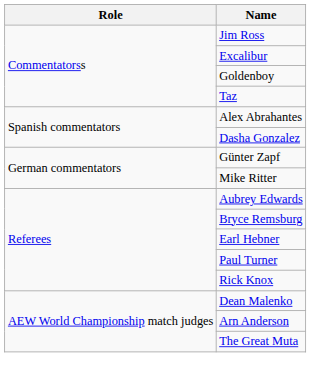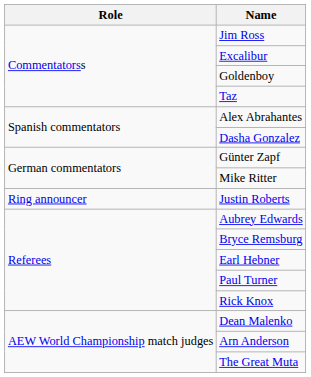+ row: (254, 198)
